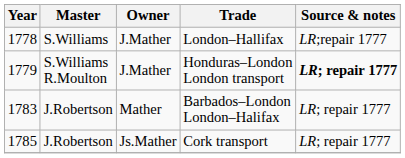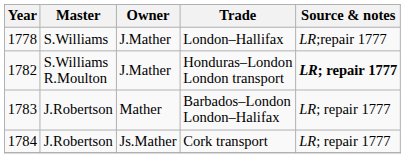(22, 70) 1779 -> (22, 70) 1782
(22, 141) 1785 -> (22, 141) 1784
